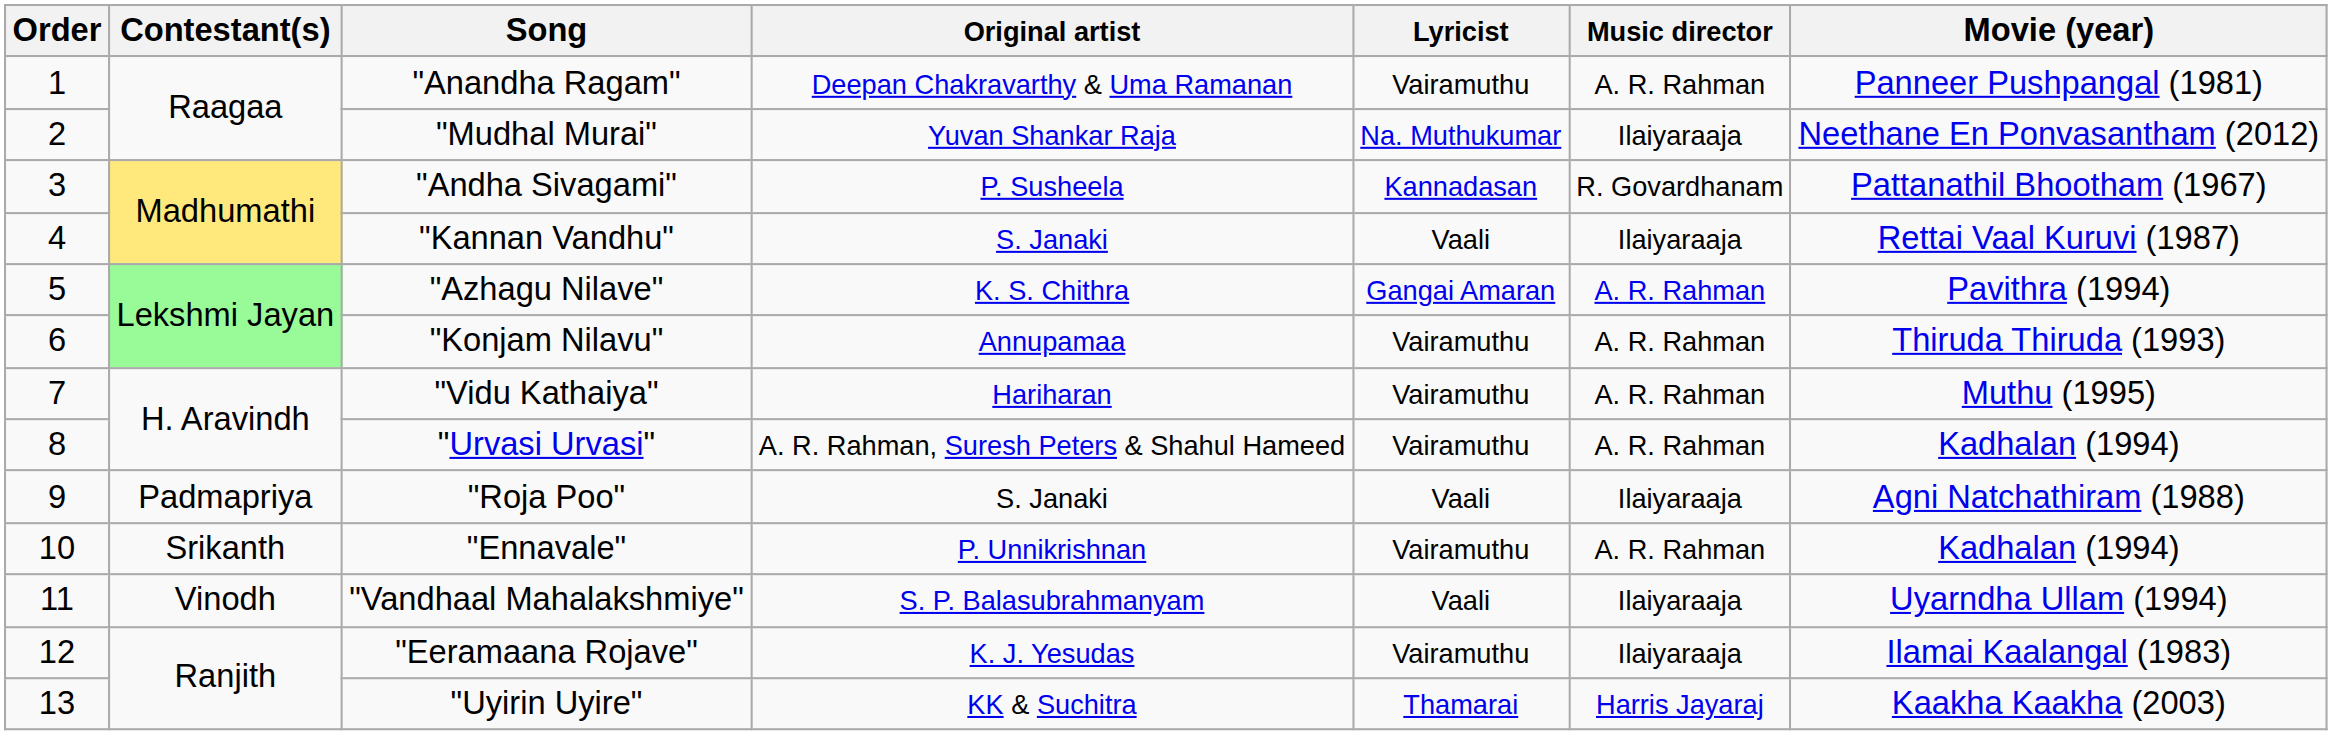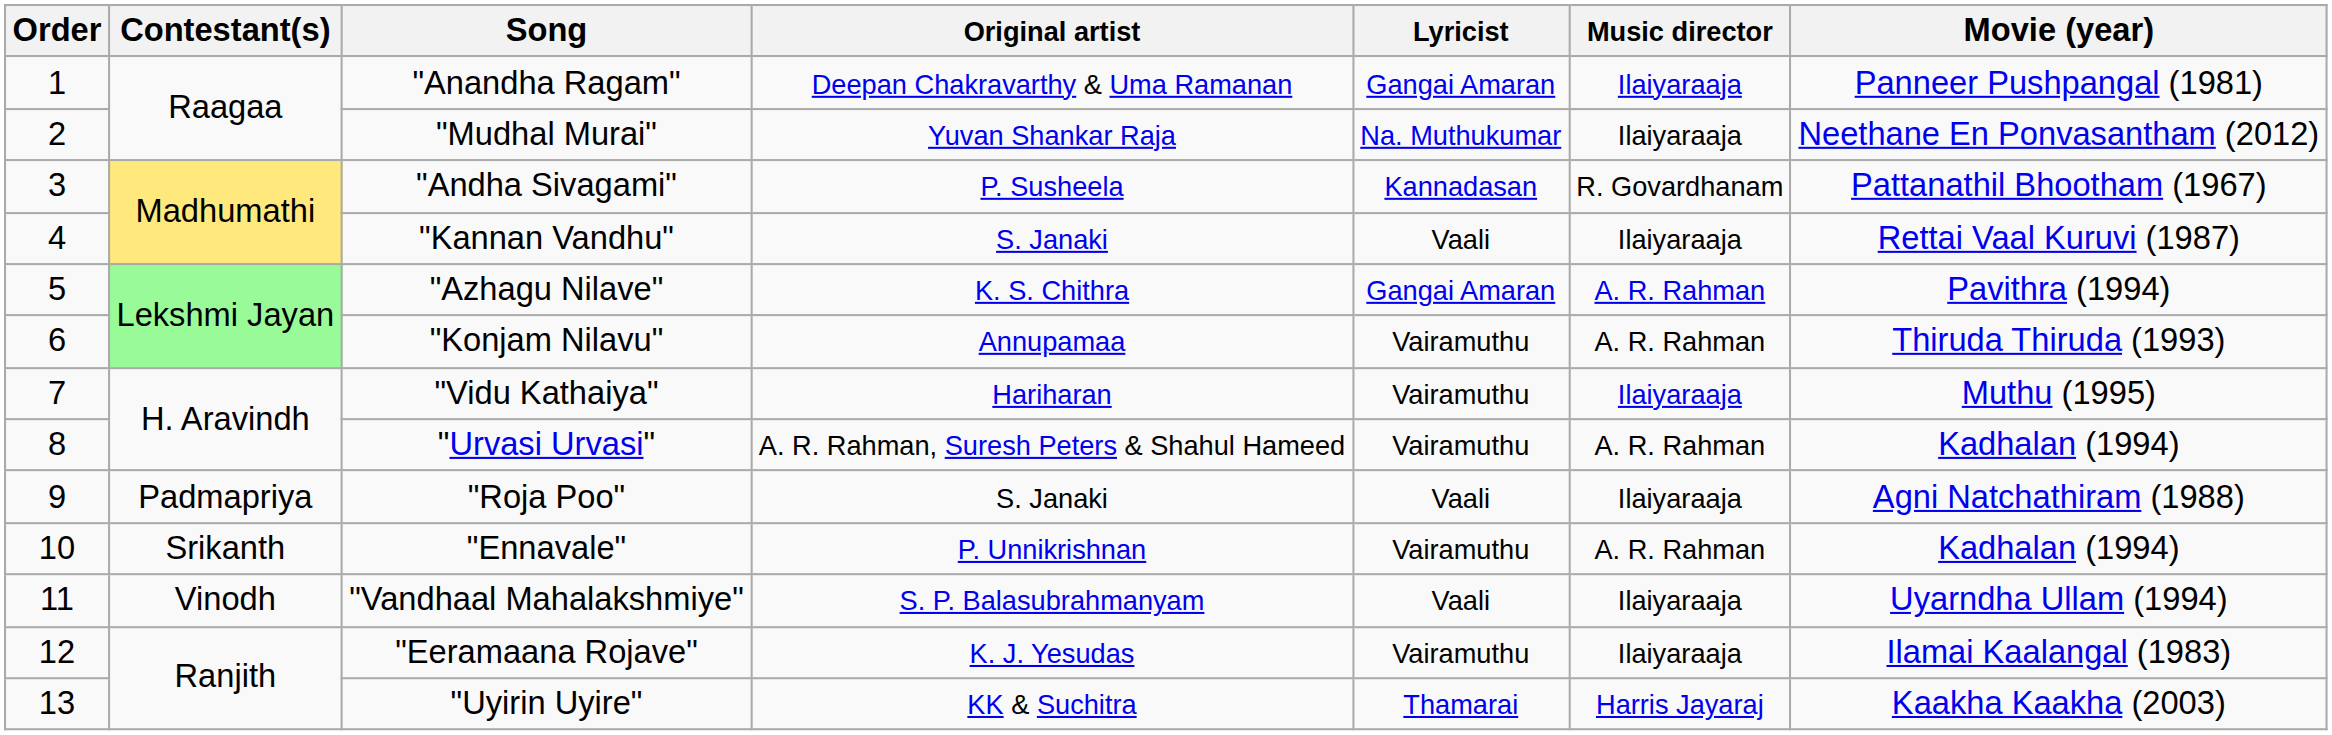(1461, 84) Vairamuthu -> (1461, 84) Gangai Amaran
(1680, 84) A. R. Rahman -> (1680, 84) Ilaiyaraaja
(1680, 394) A. R. Rahman -> (1680, 394) Ilaiyaraaja
